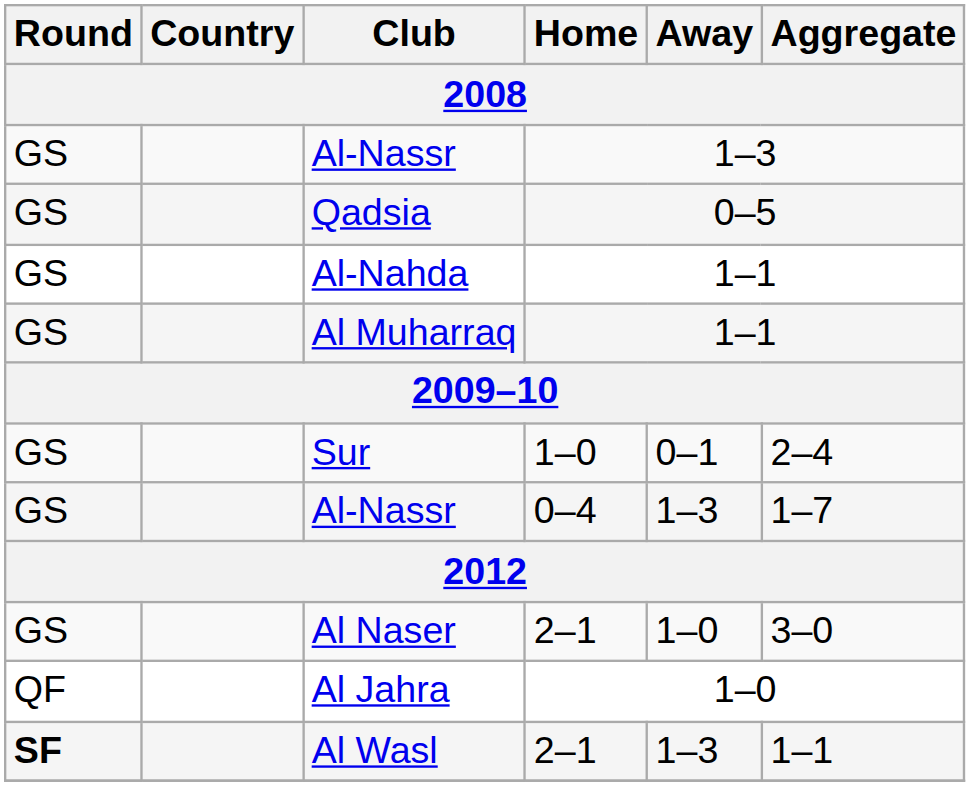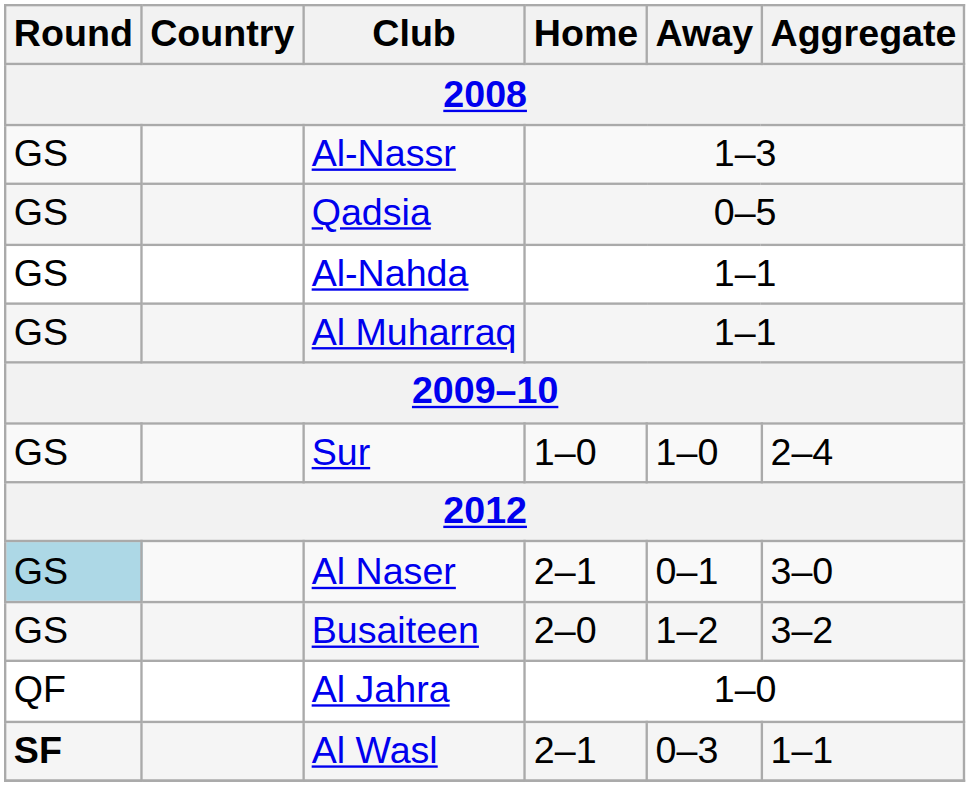(687, 451) 0–1 -> (687, 451) 1–0
- row: (384, 511)
(41, 630) no background -> (41, 570) lightblue background
(687, 630) 1–0 -> (687, 570) 0–1
+ row: (395, 630)
(687, 749) 1–3 -> (687, 749) 0–3
